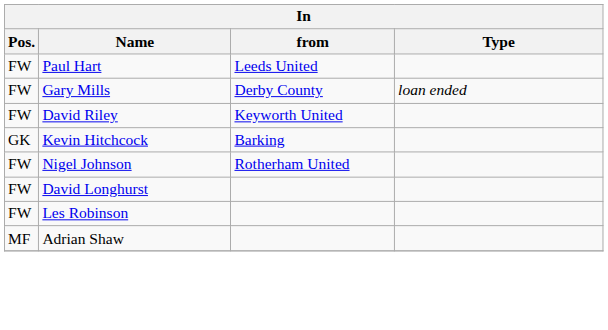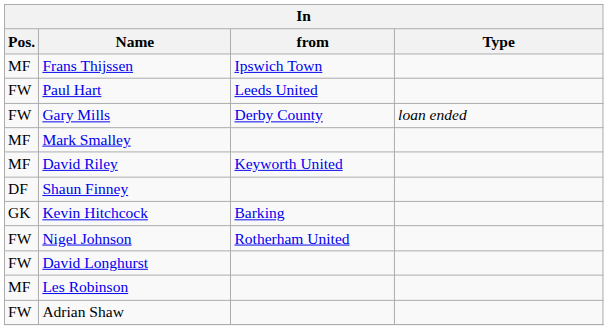+ row: (88, 66)
+ row: (87, 139)
(20, 115) FW -> (19, 164) MF
+ row: (85, 189)
(20, 213) FW -> (19, 287) MF
(19, 238) MF -> (20, 312) FW
